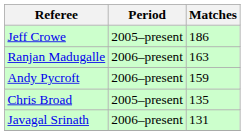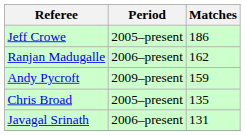(199, 57) 163 -> (199, 57) 162
(147, 78) 2006–present -> (147, 78) 2009–present
